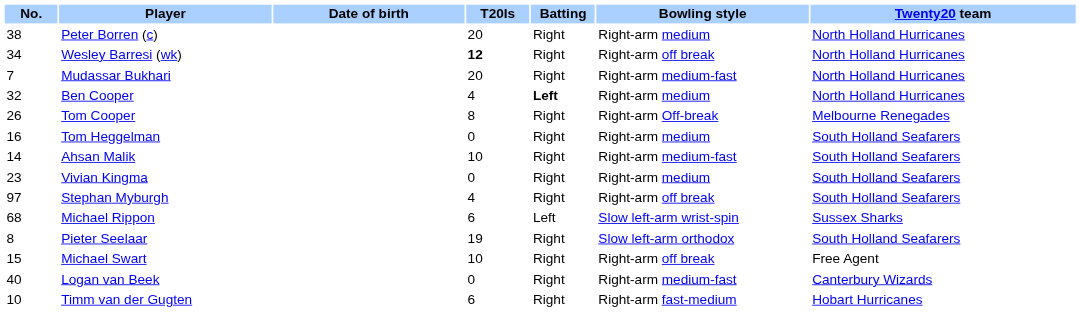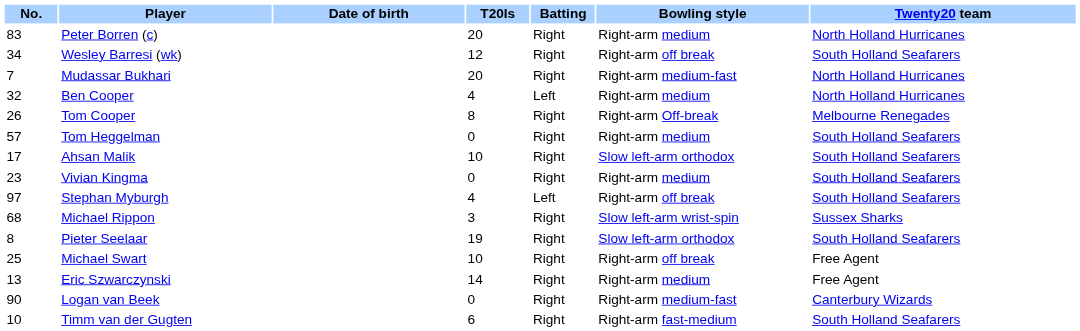(14, 34) 38 -> (14, 34) 83
(475, 54) bold -> (475, 54) normal
(889, 54) North Holland Hurricanes -> (886, 54) South Holland Seafarers
(545, 95) bold -> (544, 95) normal
(14, 136) 16 -> (14, 136) 57
(14, 156) 14 -> (14, 156) 17
(667, 156) Right-arm medium-fast -> (666, 156) Slow left-arm orthodox
(549, 197) Right -> (544, 197) Left
(471, 218) 6 -> (471, 218) 3
(544, 218) Left -> (549, 218) Right
(14, 258) 15 -> (14, 258) 25
+ row: (116, 279)
(14, 279) 40 -> (14, 299) 90
(867, 299) Hobart Hurricanes -> (886, 320) South Holland Seafarers
